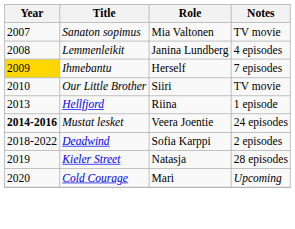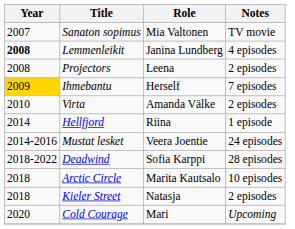(19, 50) normal -> (19, 50) bold
+ row: (86, 68)
- row: (104, 86)
+ row: (74, 104)
(19, 104) 2013 -> (19, 123) 2014
(32, 123) bold -> (32, 141) normal
(258, 141) 2 episodes -> (255, 159) 28 episodes
+ row: (92, 178)
(19, 159) 2019 -> (19, 196) 2018
(261, 159) 28 episodes -> (252, 196) 2 episodes
